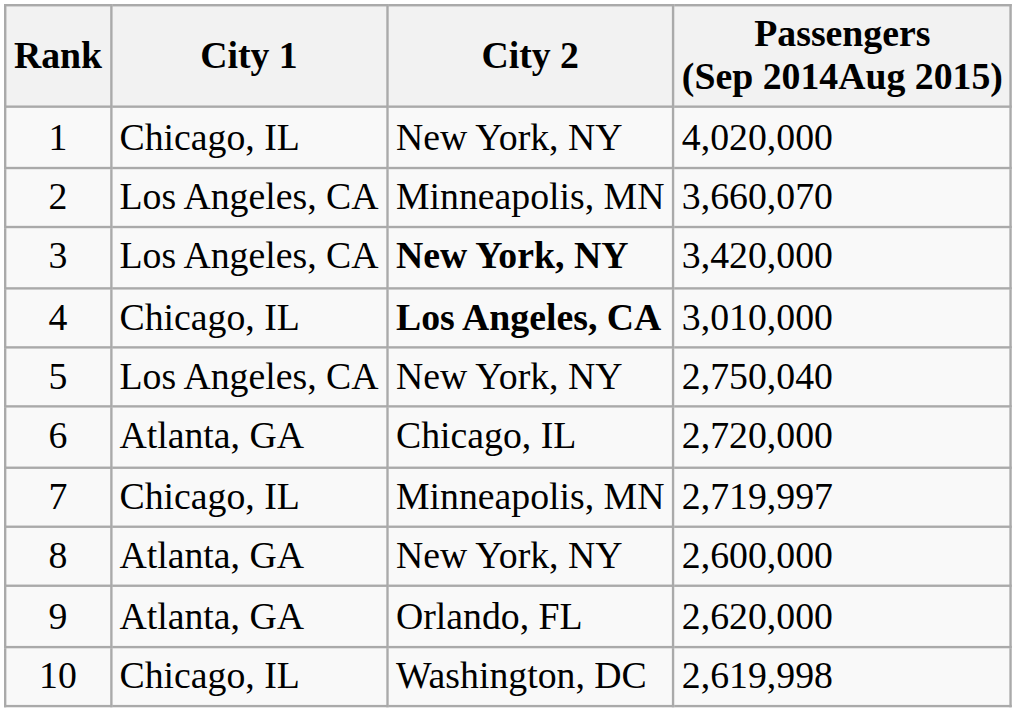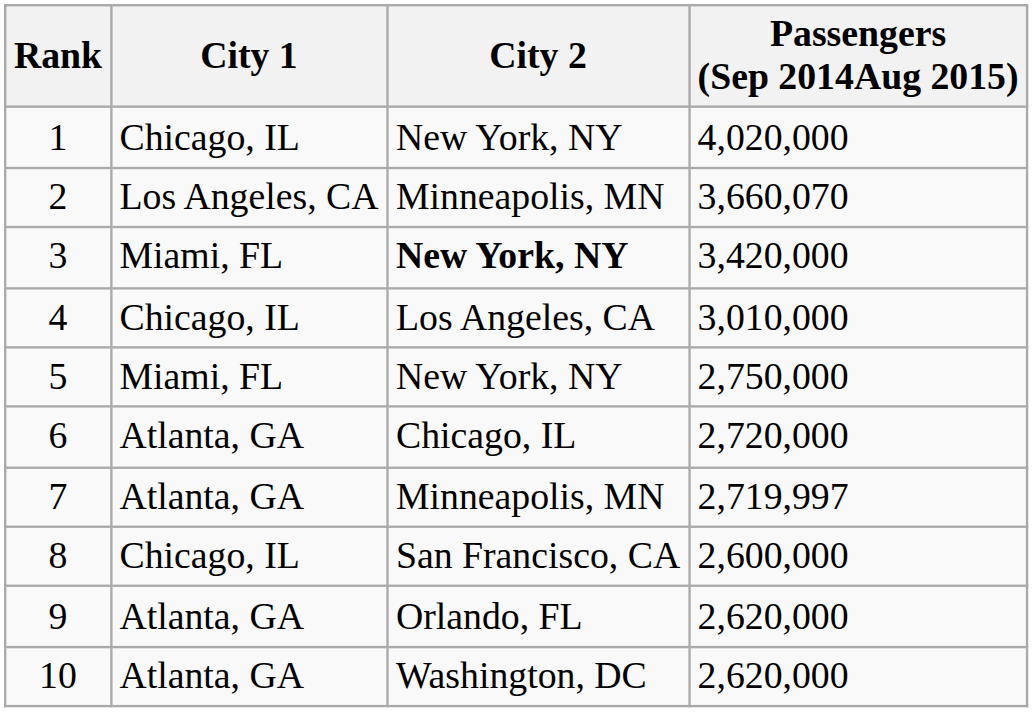(249, 256) Los Angeles, CA -> (201, 256) Miami, FL
(529, 316) bold -> (525, 316) normal
(249, 376) Los Angeles, CA -> (201, 376) Miami, FL
(757, 376) 2,750,040 -> (773, 376) 2,750,000
(210, 496) Chicago, IL -> (212, 496) Atlanta, GA
(212, 556) Atlanta, GA -> (210, 556) Chicago, IL
(509, 556) New York, NY -> (538, 556) San Francisco, CA
(210, 675) Chicago, IL -> (212, 675) Atlanta, GA
(757, 675) 2,619,998 -> (773, 675) 2,620,000
